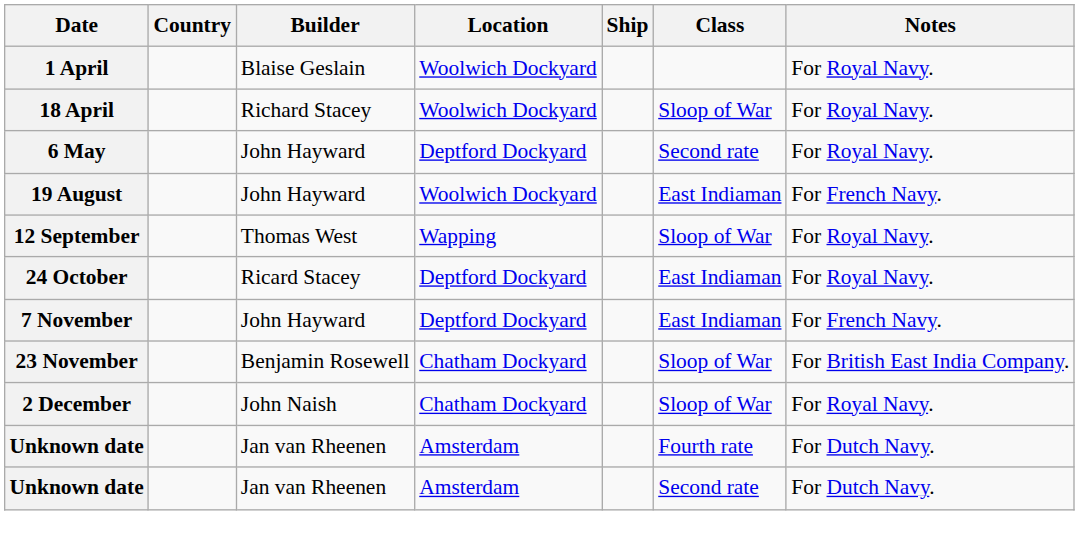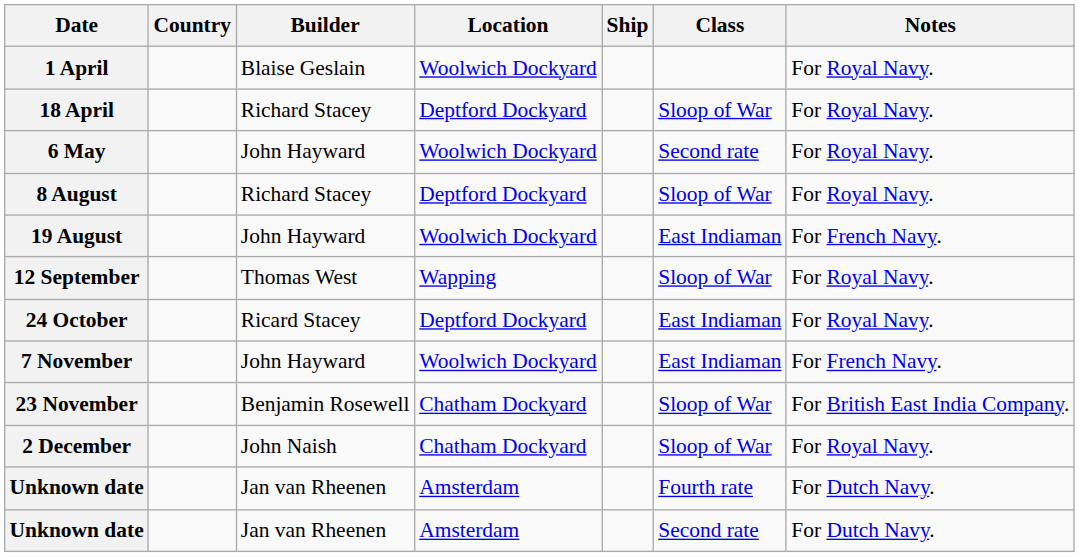(508, 109) Woolwich Dockyard -> (503, 109) Deptford Dockyard
(503, 151) Deptford Dockyard -> (508, 151) Woolwich Dockyard
+ row: (77, 193)
(503, 319) Deptford Dockyard -> (508, 361) Woolwich Dockyard
